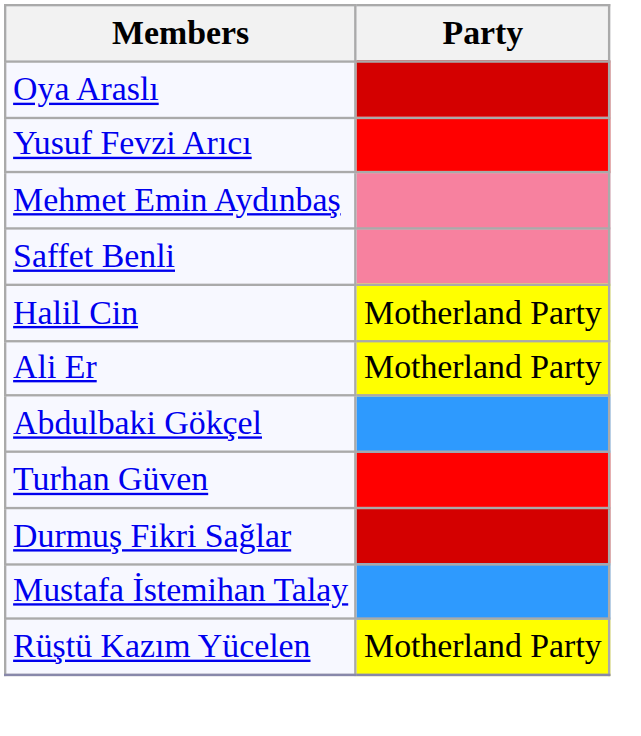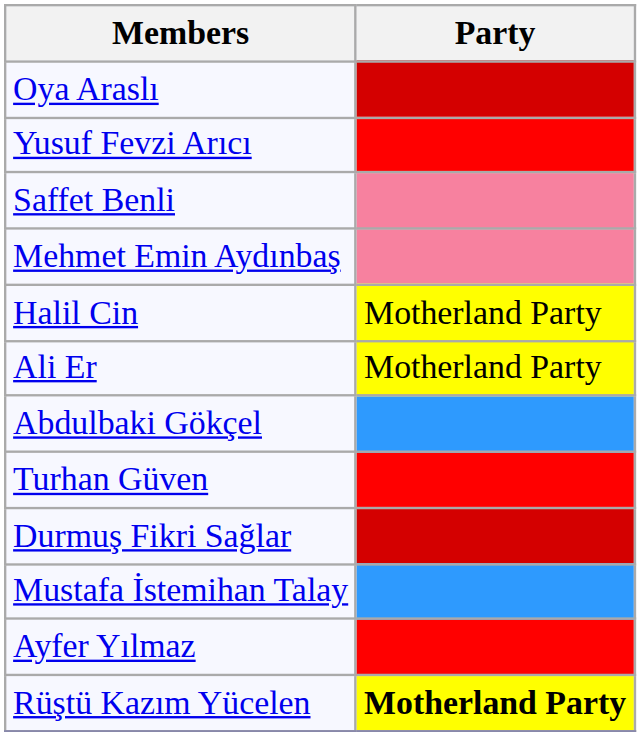rows swapped: (177, 200) <-> (94, 256)
+ row: (104, 646)
(483, 646) normal -> (495, 702) bold
